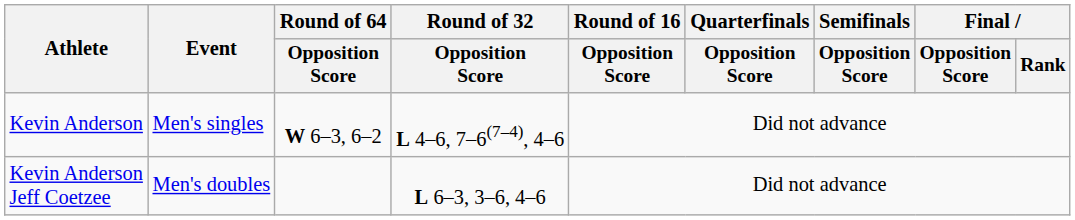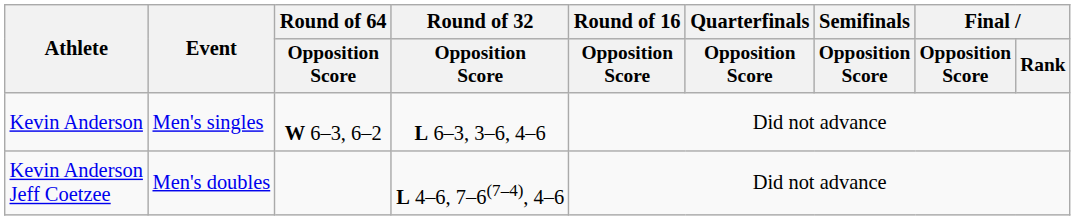(480, 136) L 4–6, 7–6(7–4), 4–6 -> (480, 134) L 6–3, 3–6, 4–6
(480, 197) L 6–3, 3–6, 4–6 -> (480, 194) L 4–6, 7–6(7–4), 4–6
